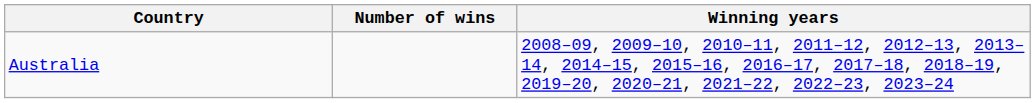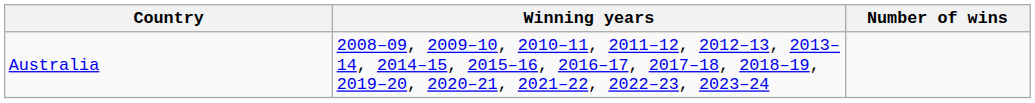columns swapped: (425, 18) <-> (773, 18)
